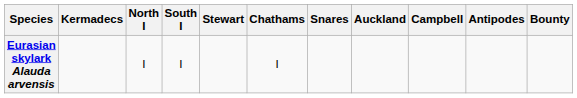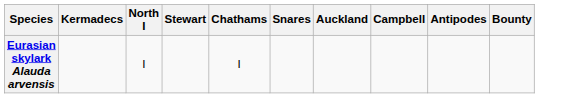- column: (181, 20)
